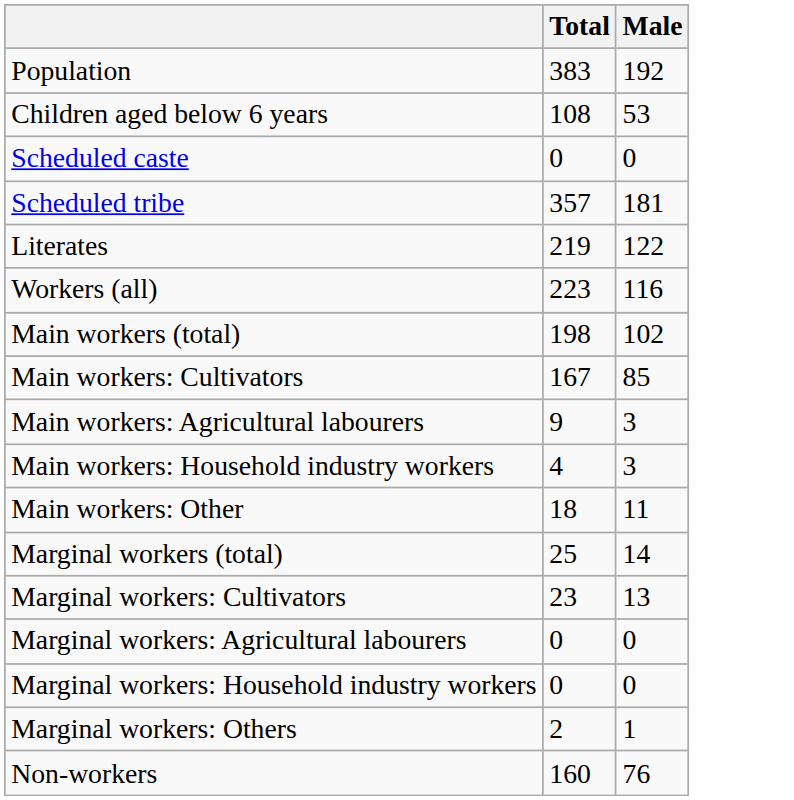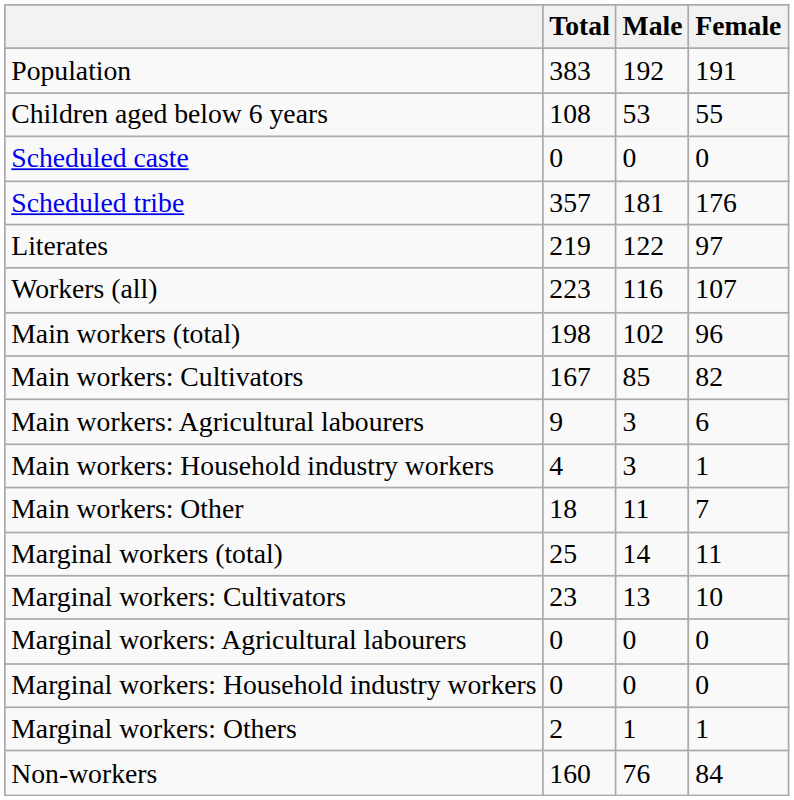+ column: (738, 26)
